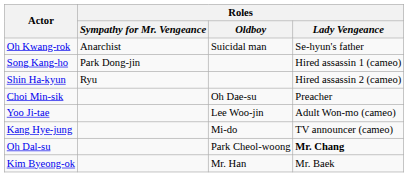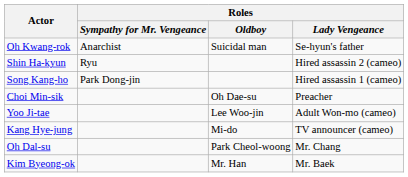rows swapped: (37, 63) <-> (36, 79)
(320, 146) bold -> (318, 146) normal
